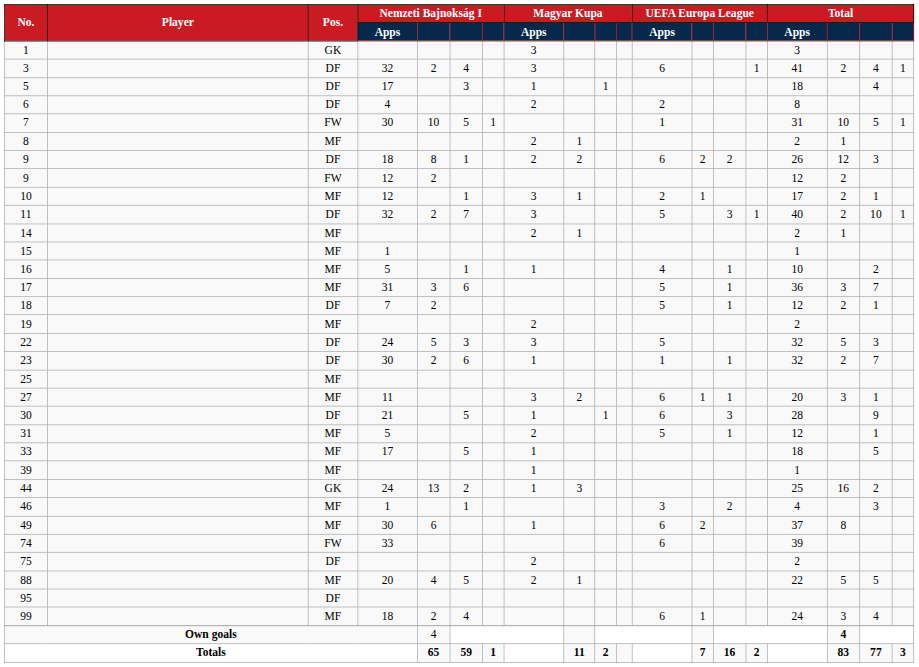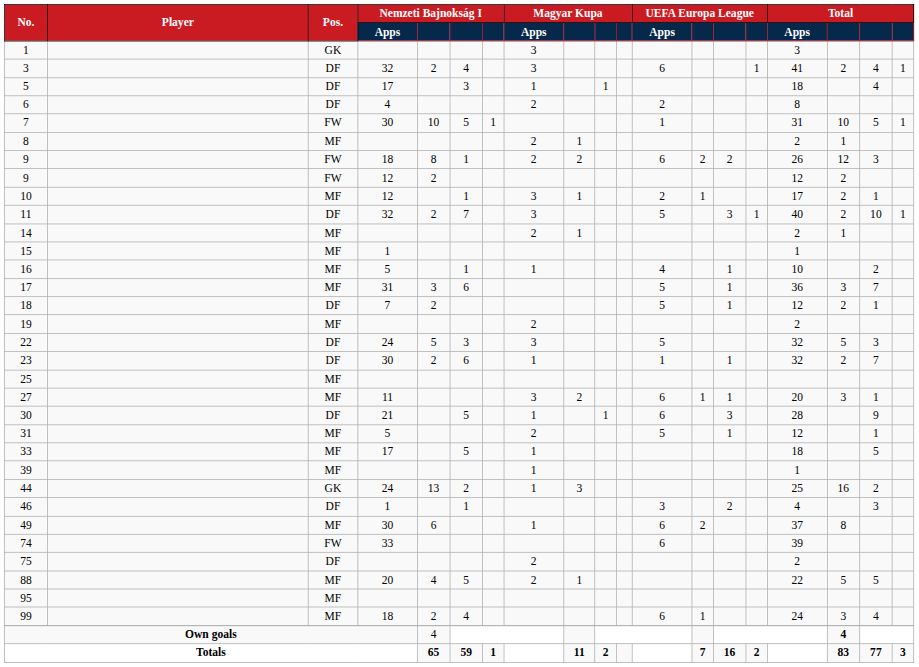(333, 159) DF -> (333, 159) FW
(333, 506) MF -> (333, 506) DF
(333, 598) DF -> (333, 598) MF
